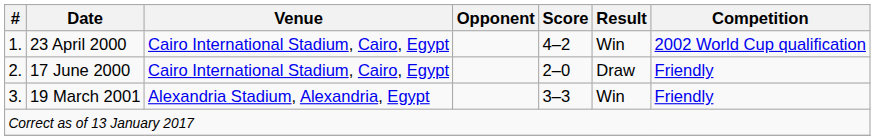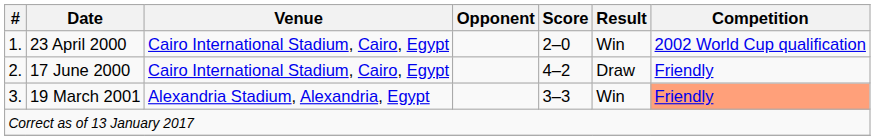(556, 44) 4–2 -> (556, 44) 2–0
(556, 70) 2–0 -> (556, 70) 4–2
(684, 97) no background -> (684, 97) lightsalmon background
